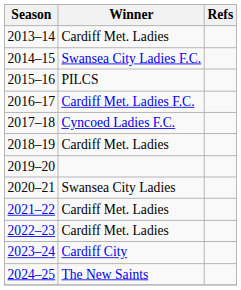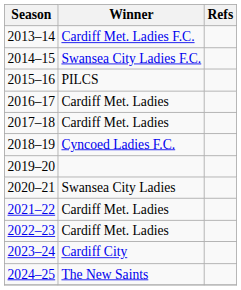(115, 36) Cardiff Met. Ladies -> (128, 36) Cardiff Met. Ladies F.C.
(128, 101) Cardiff Met. Ladies F.C. -> (115, 101) Cardiff Met. Ladies
(118, 123) Cyncoed Ladies F.C. -> (115, 123) Cardiff Met. Ladies
(115, 144) Cardiff Met. Ladies -> (118, 144) Cyncoed Ladies F.C.
